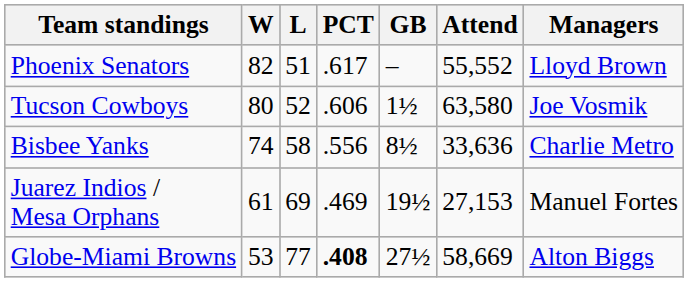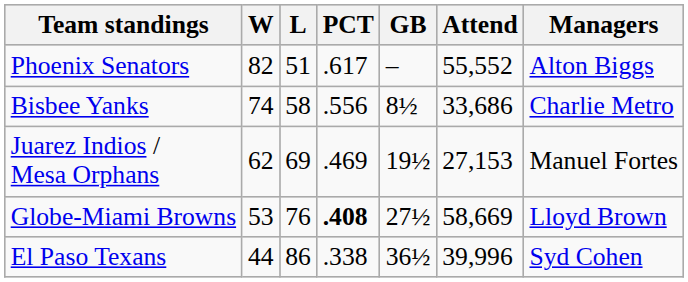(598, 65) Lloyd Brown -> (592, 65) Alton Biggs
- row: (100, 106)
(478, 146) 33,636 -> (478, 106) 33,686
(261, 201) 61 -> (261, 161) 62
(298, 256) 77 -> (298, 216) 76
(592, 256) Alton Biggs -> (598, 216) Lloyd Brown
+ row: (89, 256)
